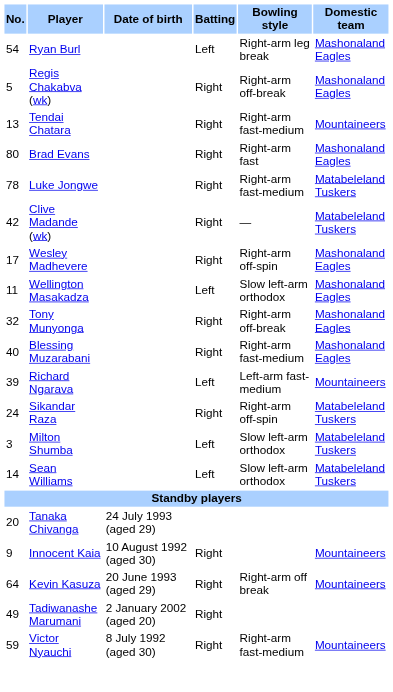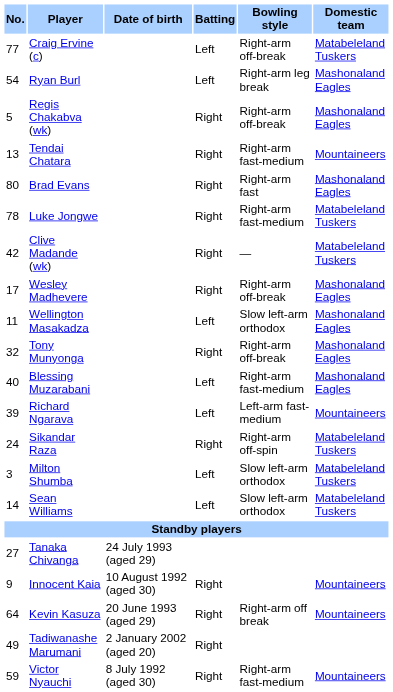+ row: (61, 49)
(265, 260) Right-arm off-spin -> (265, 290) Right-arm off-break
(209, 352) Right -> (205, 382) Left
(12, 522) 20 -> (12, 553) 27
